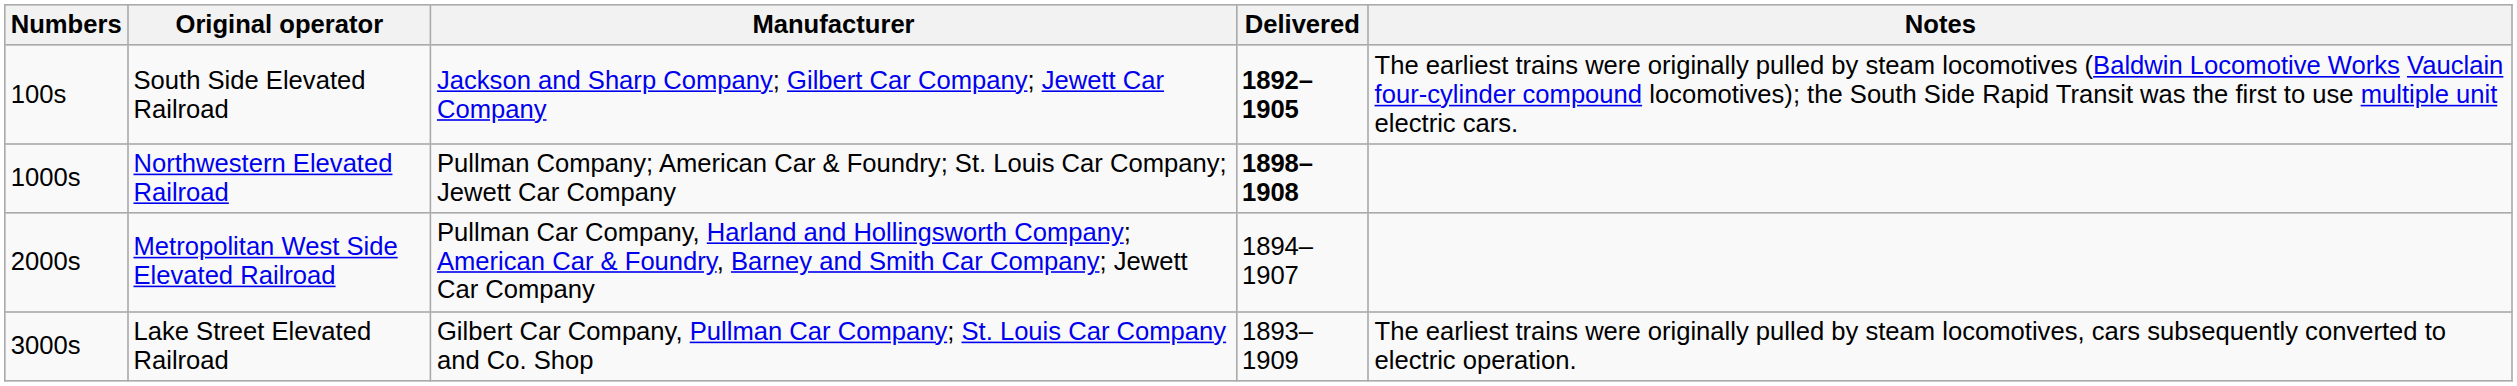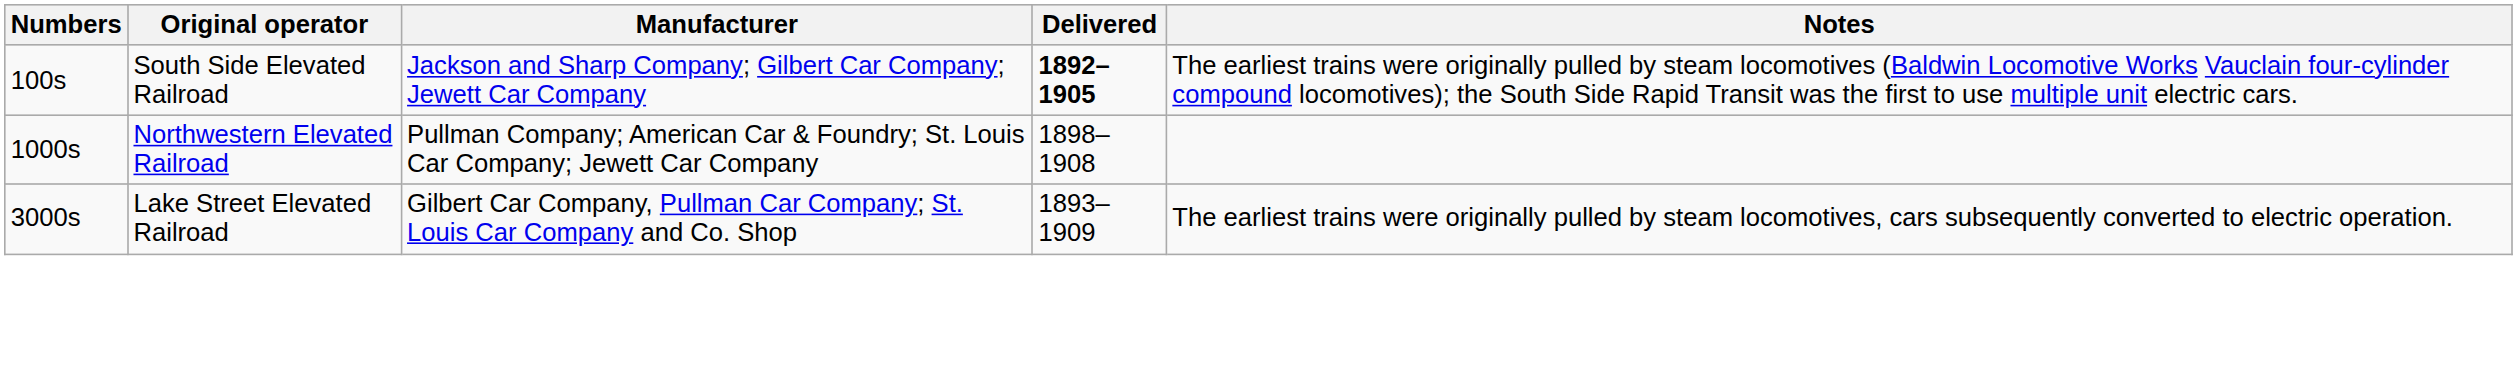(1278, 178) bold -> (1074, 149) normal
- row: (266, 261)
